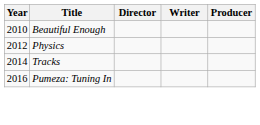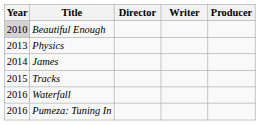(17, 29) no background -> (17, 29) lightgrey background
(17, 45) 2012 -> (17, 45) 2013
+ row: (45, 62)
(17, 62) 2014 -> (17, 78) 2015
+ row: (51, 95)
